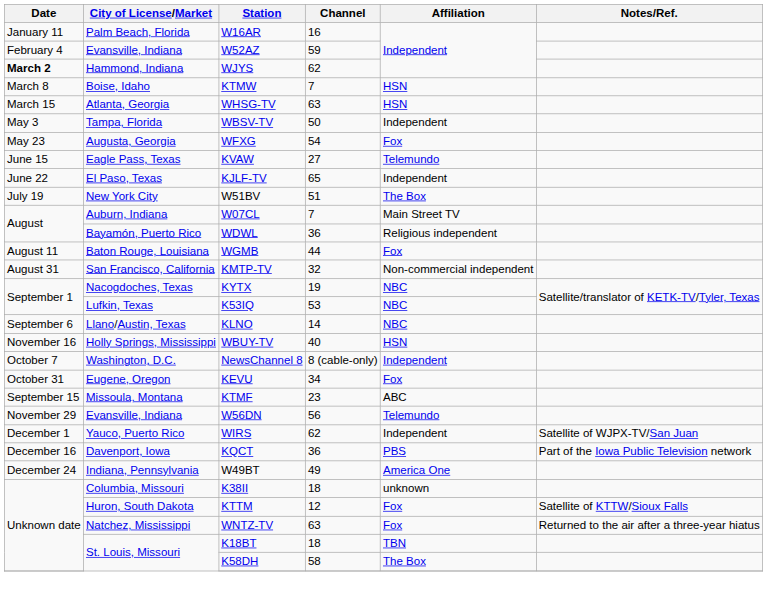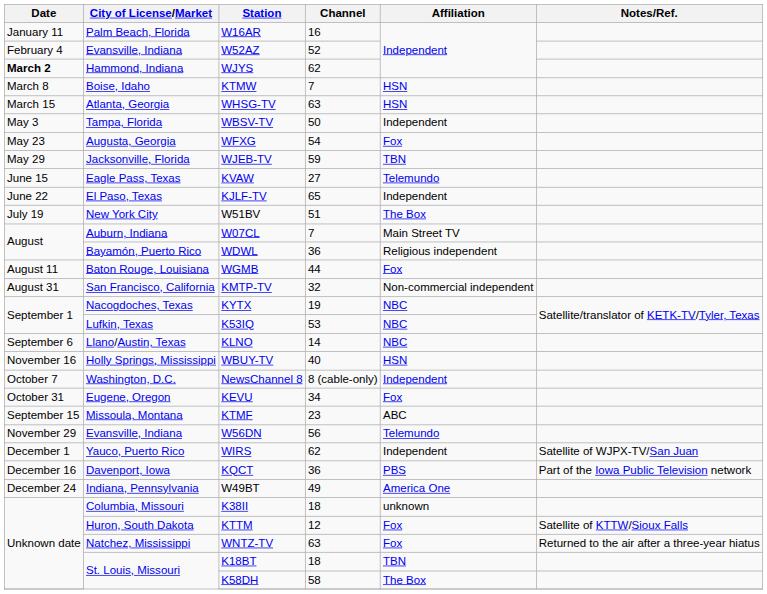(314, 50) 59 -> (314, 50) 52
+ row: (247, 159)
